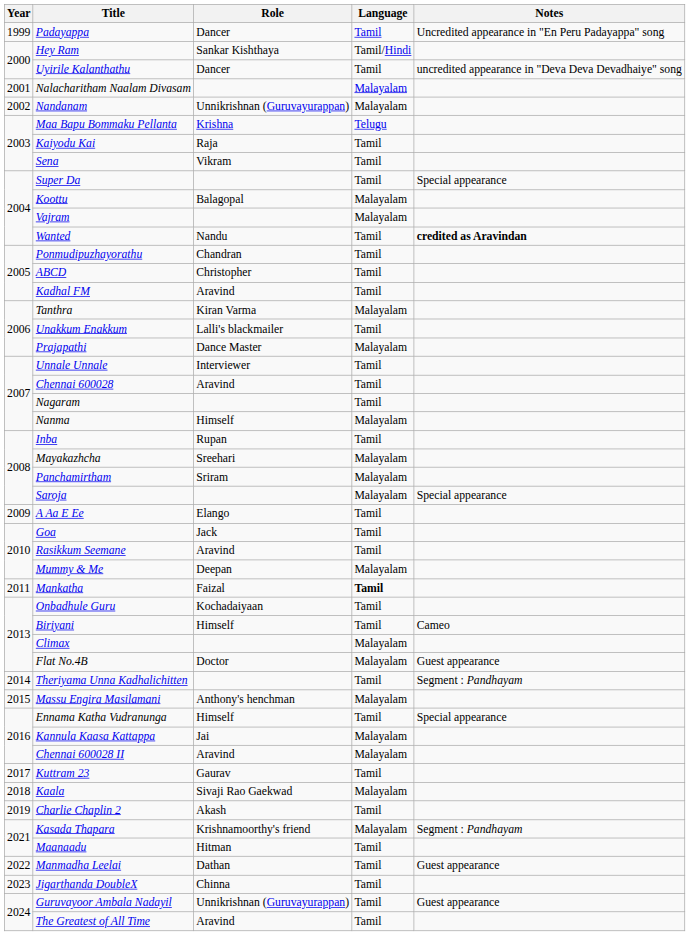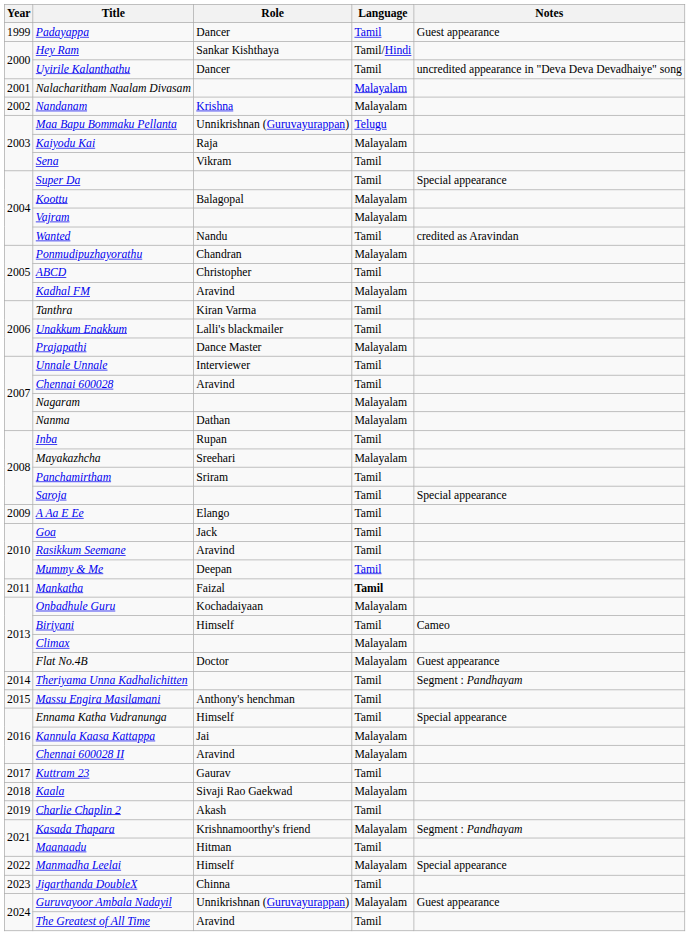(541, 32) Uncredited appearance in "En Peru Padayappa" song -> (458, 32) Guest appearance
(273, 106) Unnikrishnan (Guruvayurappan) -> (215, 106) Krishna
(215, 124) Krishna -> (273, 124) Unnikrishnan (Guruvayurappan)
(368, 143) Tamil -> (381, 143) Malayalam
(472, 236) bold -> (468, 236) normal
(368, 254) Tamil -> (381, 254) Malayalam
(368, 291) Tamil -> (381, 291) Malayalam
(381, 310) Malayalam -> (368, 310) Tamil
(368, 402) Tamil -> (381, 402) Malayalam
(215, 421) Himself -> (213, 421) Dathan
(381, 476) Malayalam -> (368, 476) Tamil
(381, 495) Malayalam -> (368, 495) Tamil
(381, 569) Malayalam -> (368, 569) Tamil
(368, 606) Tamil -> (381, 606) Malayalam
(381, 699) Malayalam -> (368, 699) Tamil
(213, 865) Dathan -> (215, 865) Himself
(368, 865) Tamil -> (381, 865) Malayalam
(458, 865) Guest appearance -> (462, 865) Special appearance
(368, 902) Tamil -> (381, 902) Malayalam
